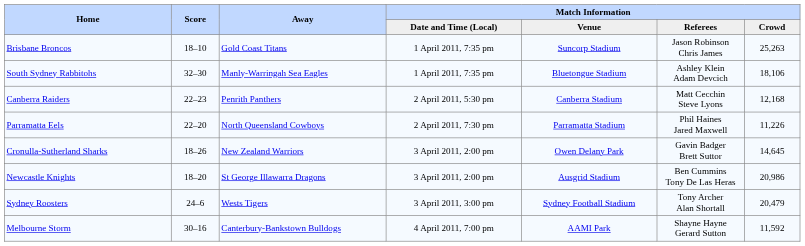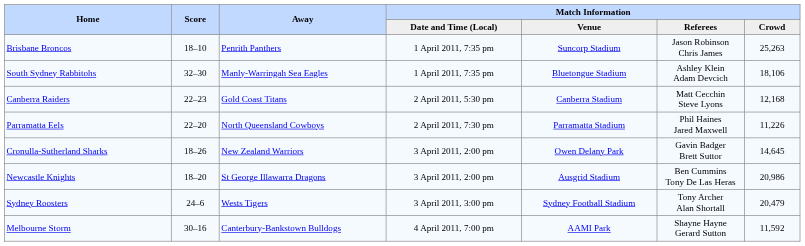(254, 47) Gold Coast Titans -> (251, 47) Penrith Panthers
(251, 99) Penrith Panthers -> (254, 99) Gold Coast Titans
